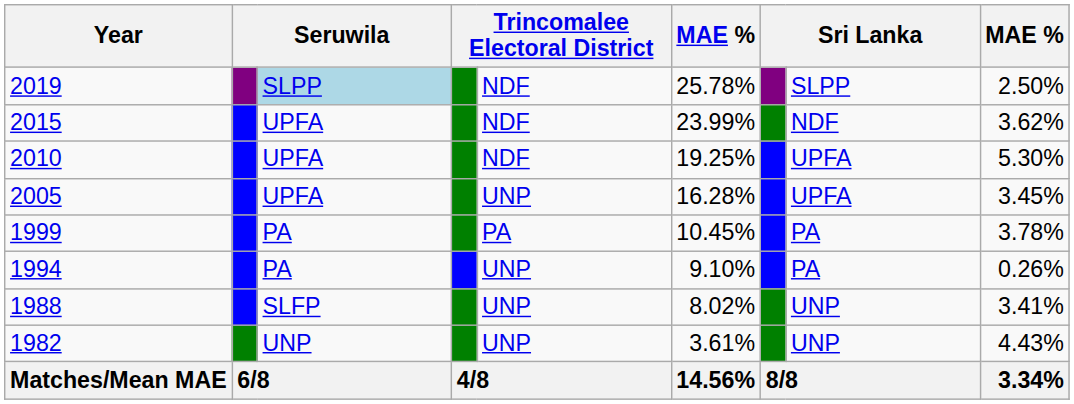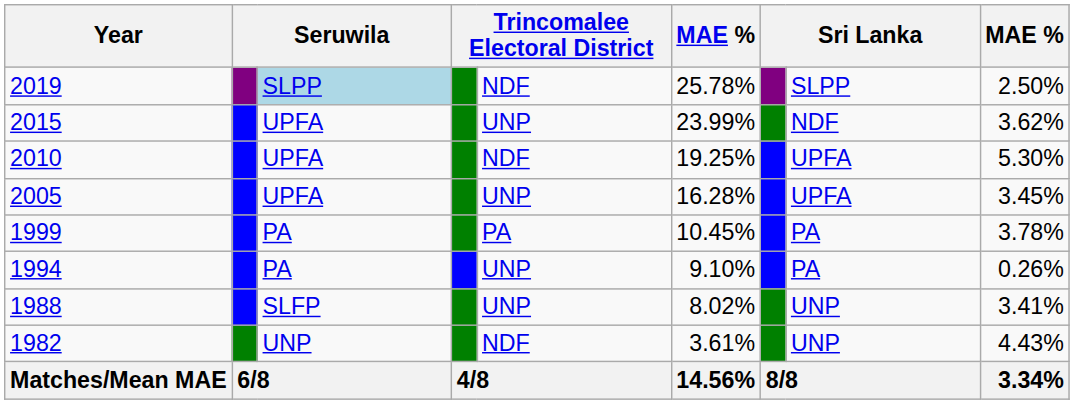(506, 122) NDF -> (507, 122) UNP
(507, 343) UNP -> (506, 343) NDF
